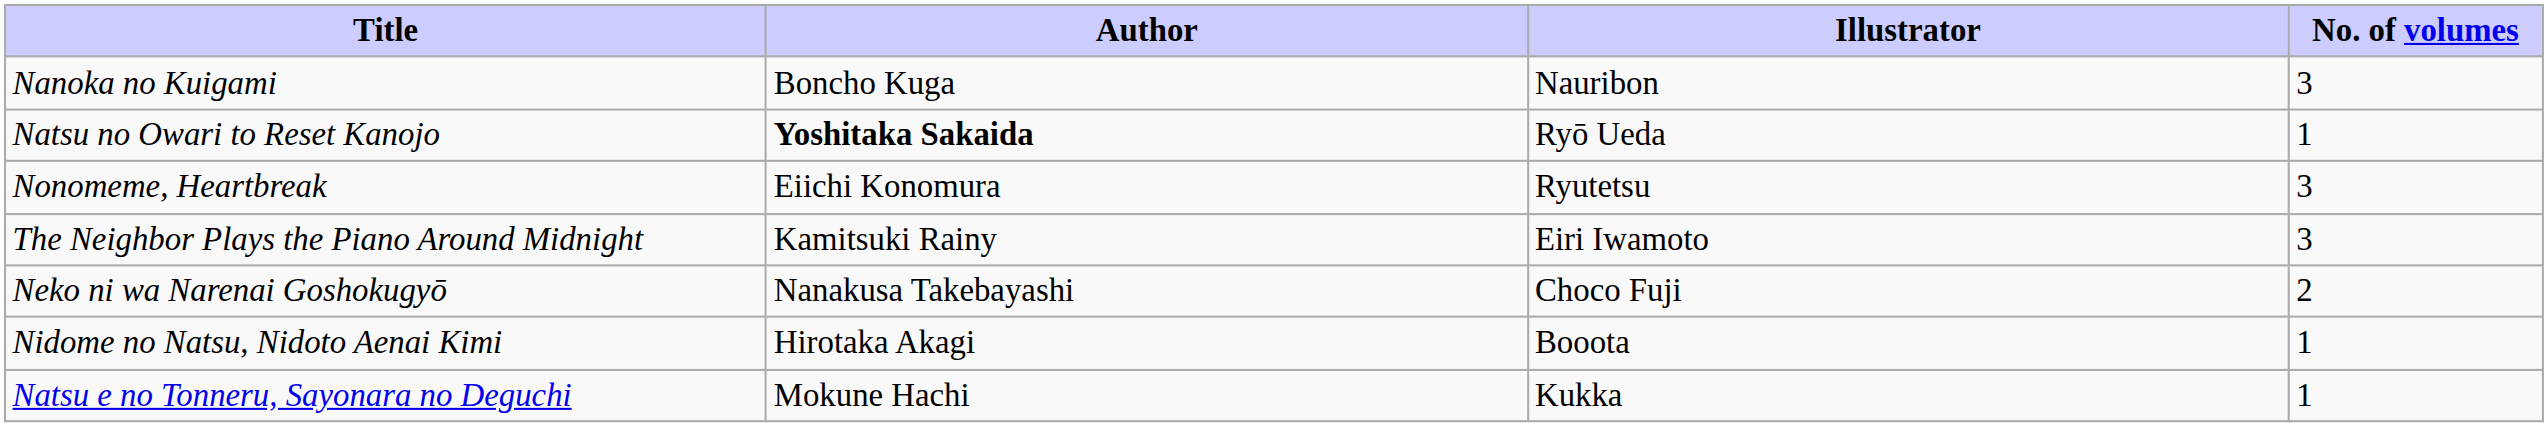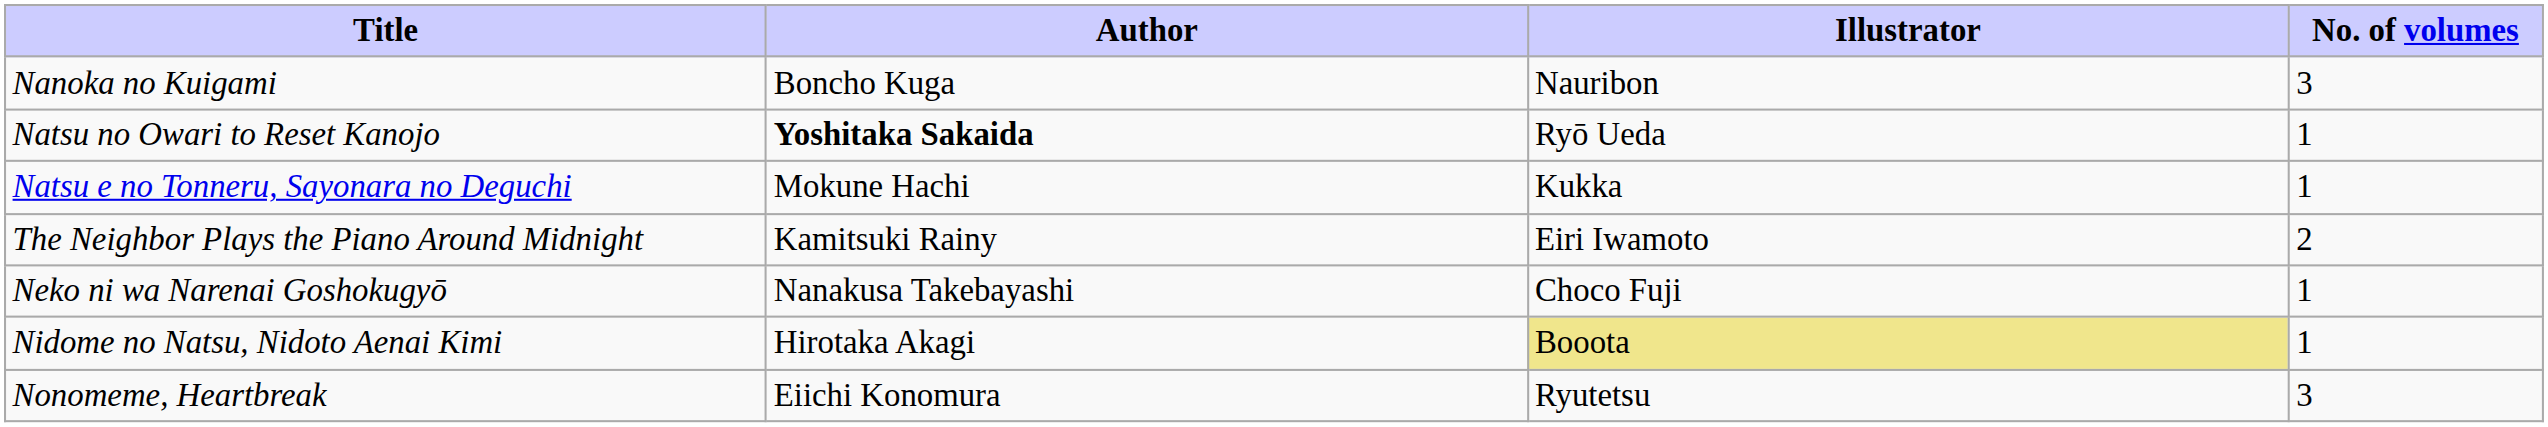rows swapped: (292, 394) <-> (170, 186)
(2304, 238) 3 -> (2304, 238) 2
(2304, 290) 2 -> (2304, 290) 1
(1582, 342) no background -> (1582, 342) khaki background
